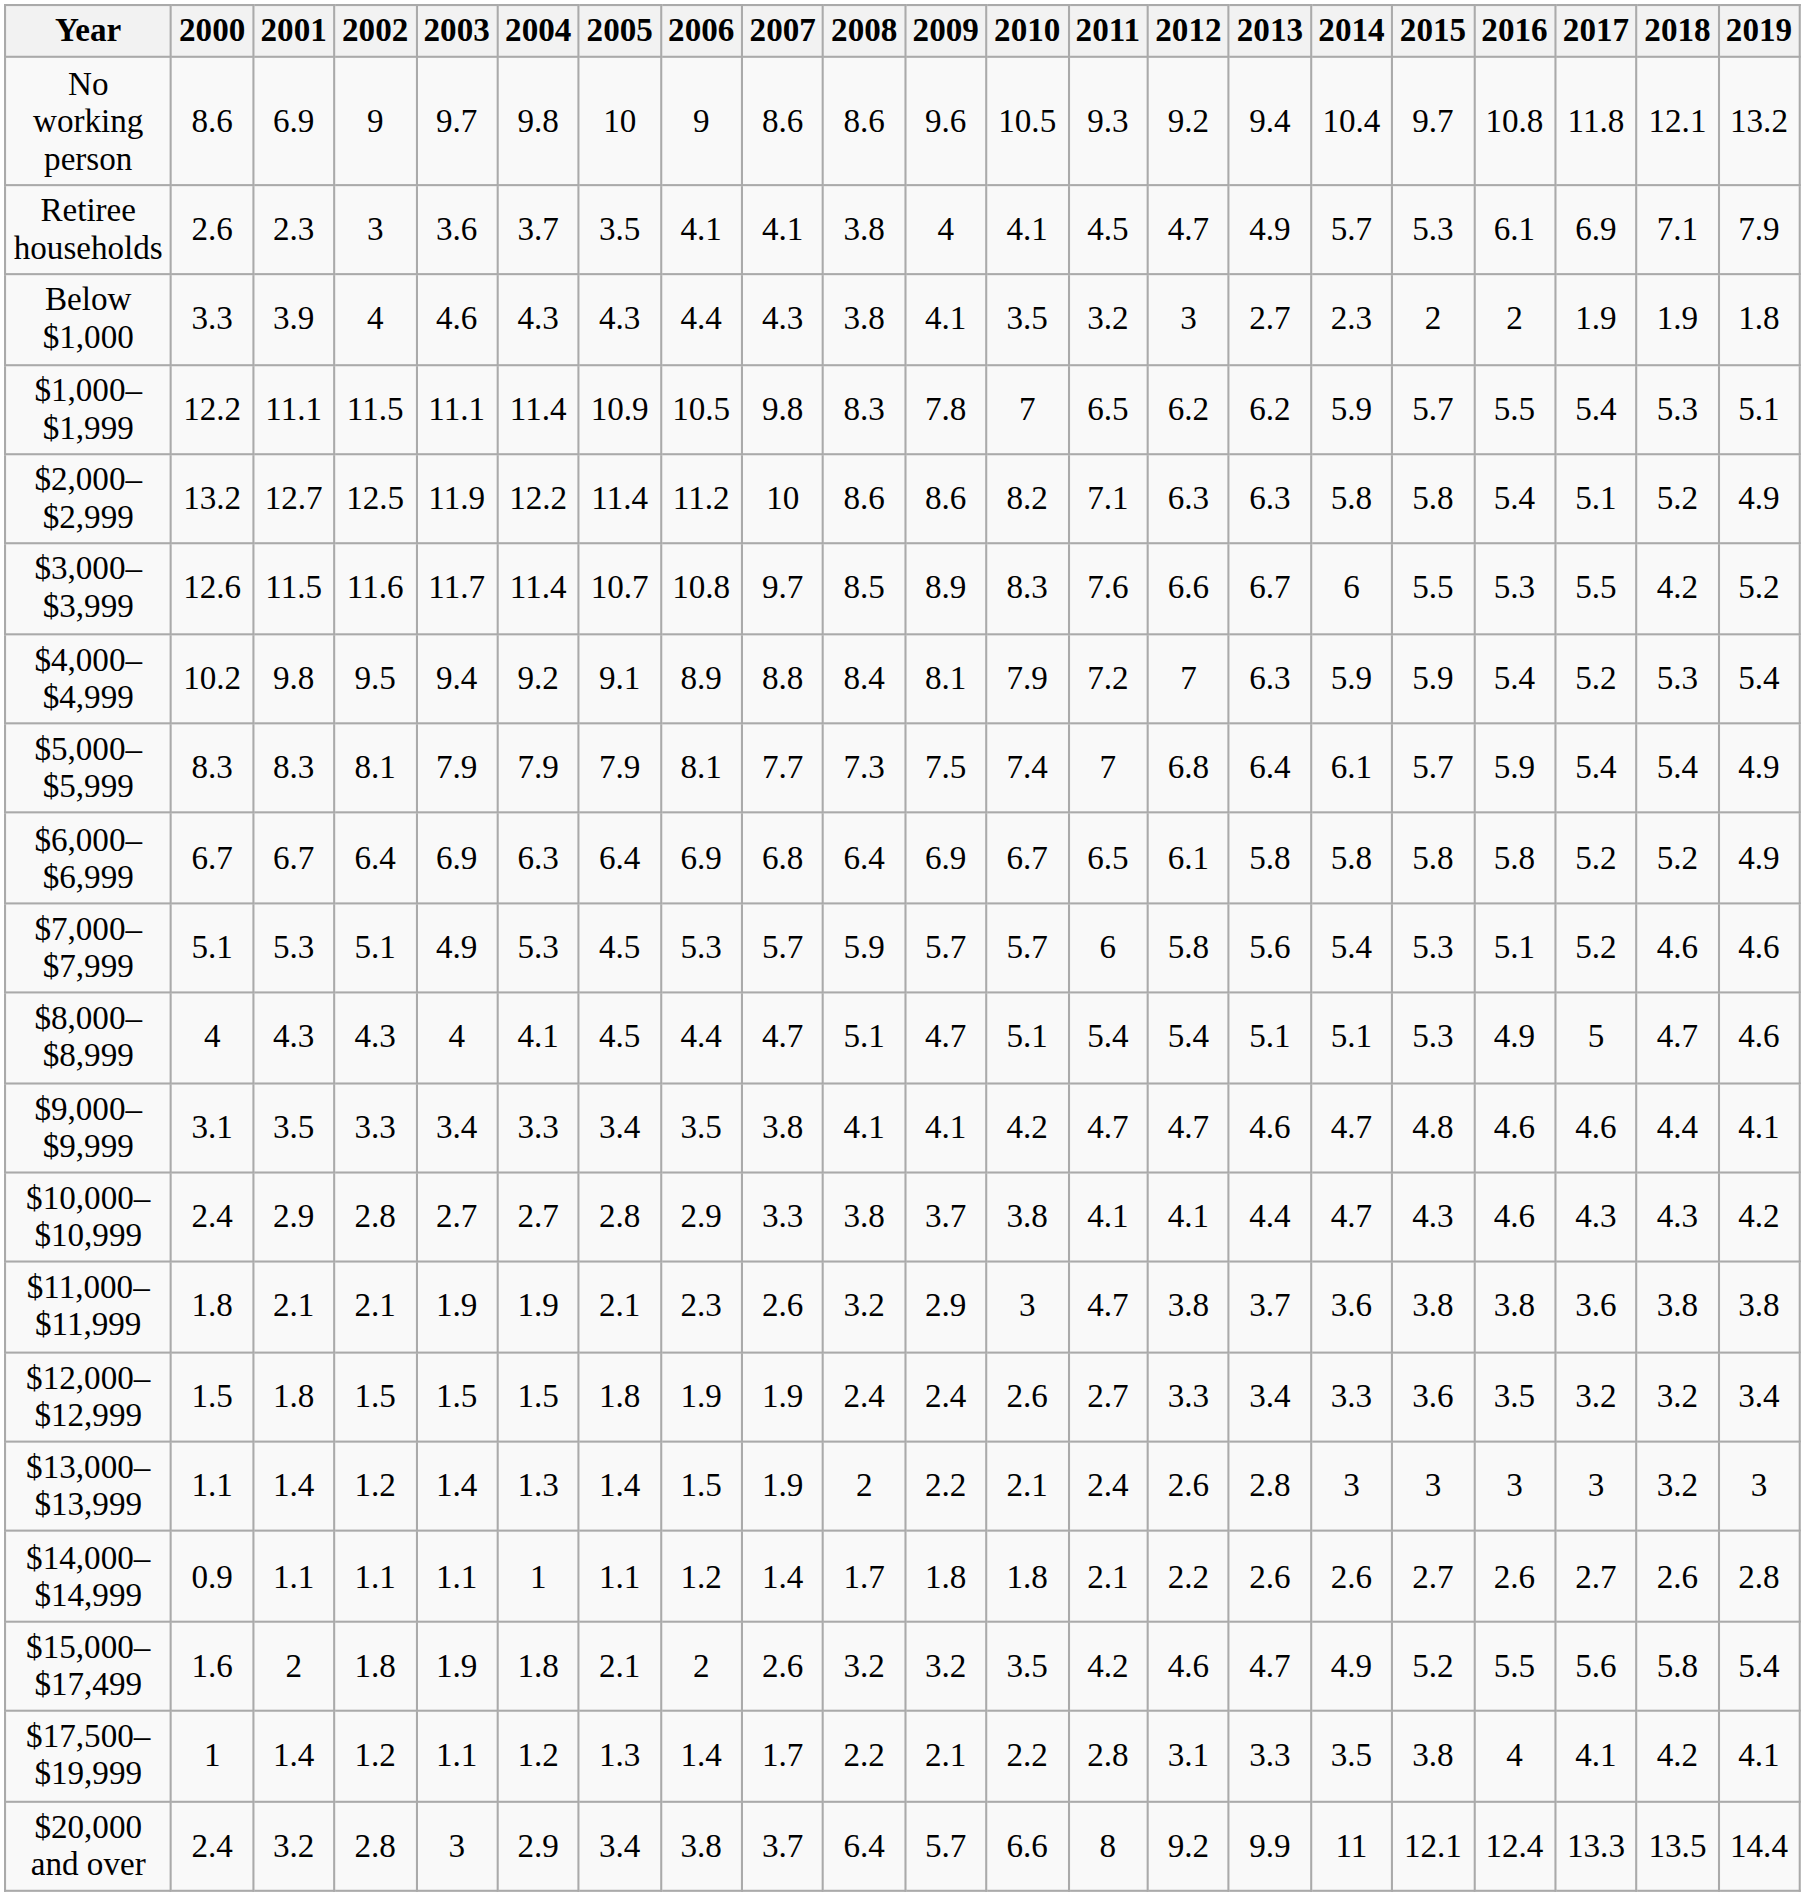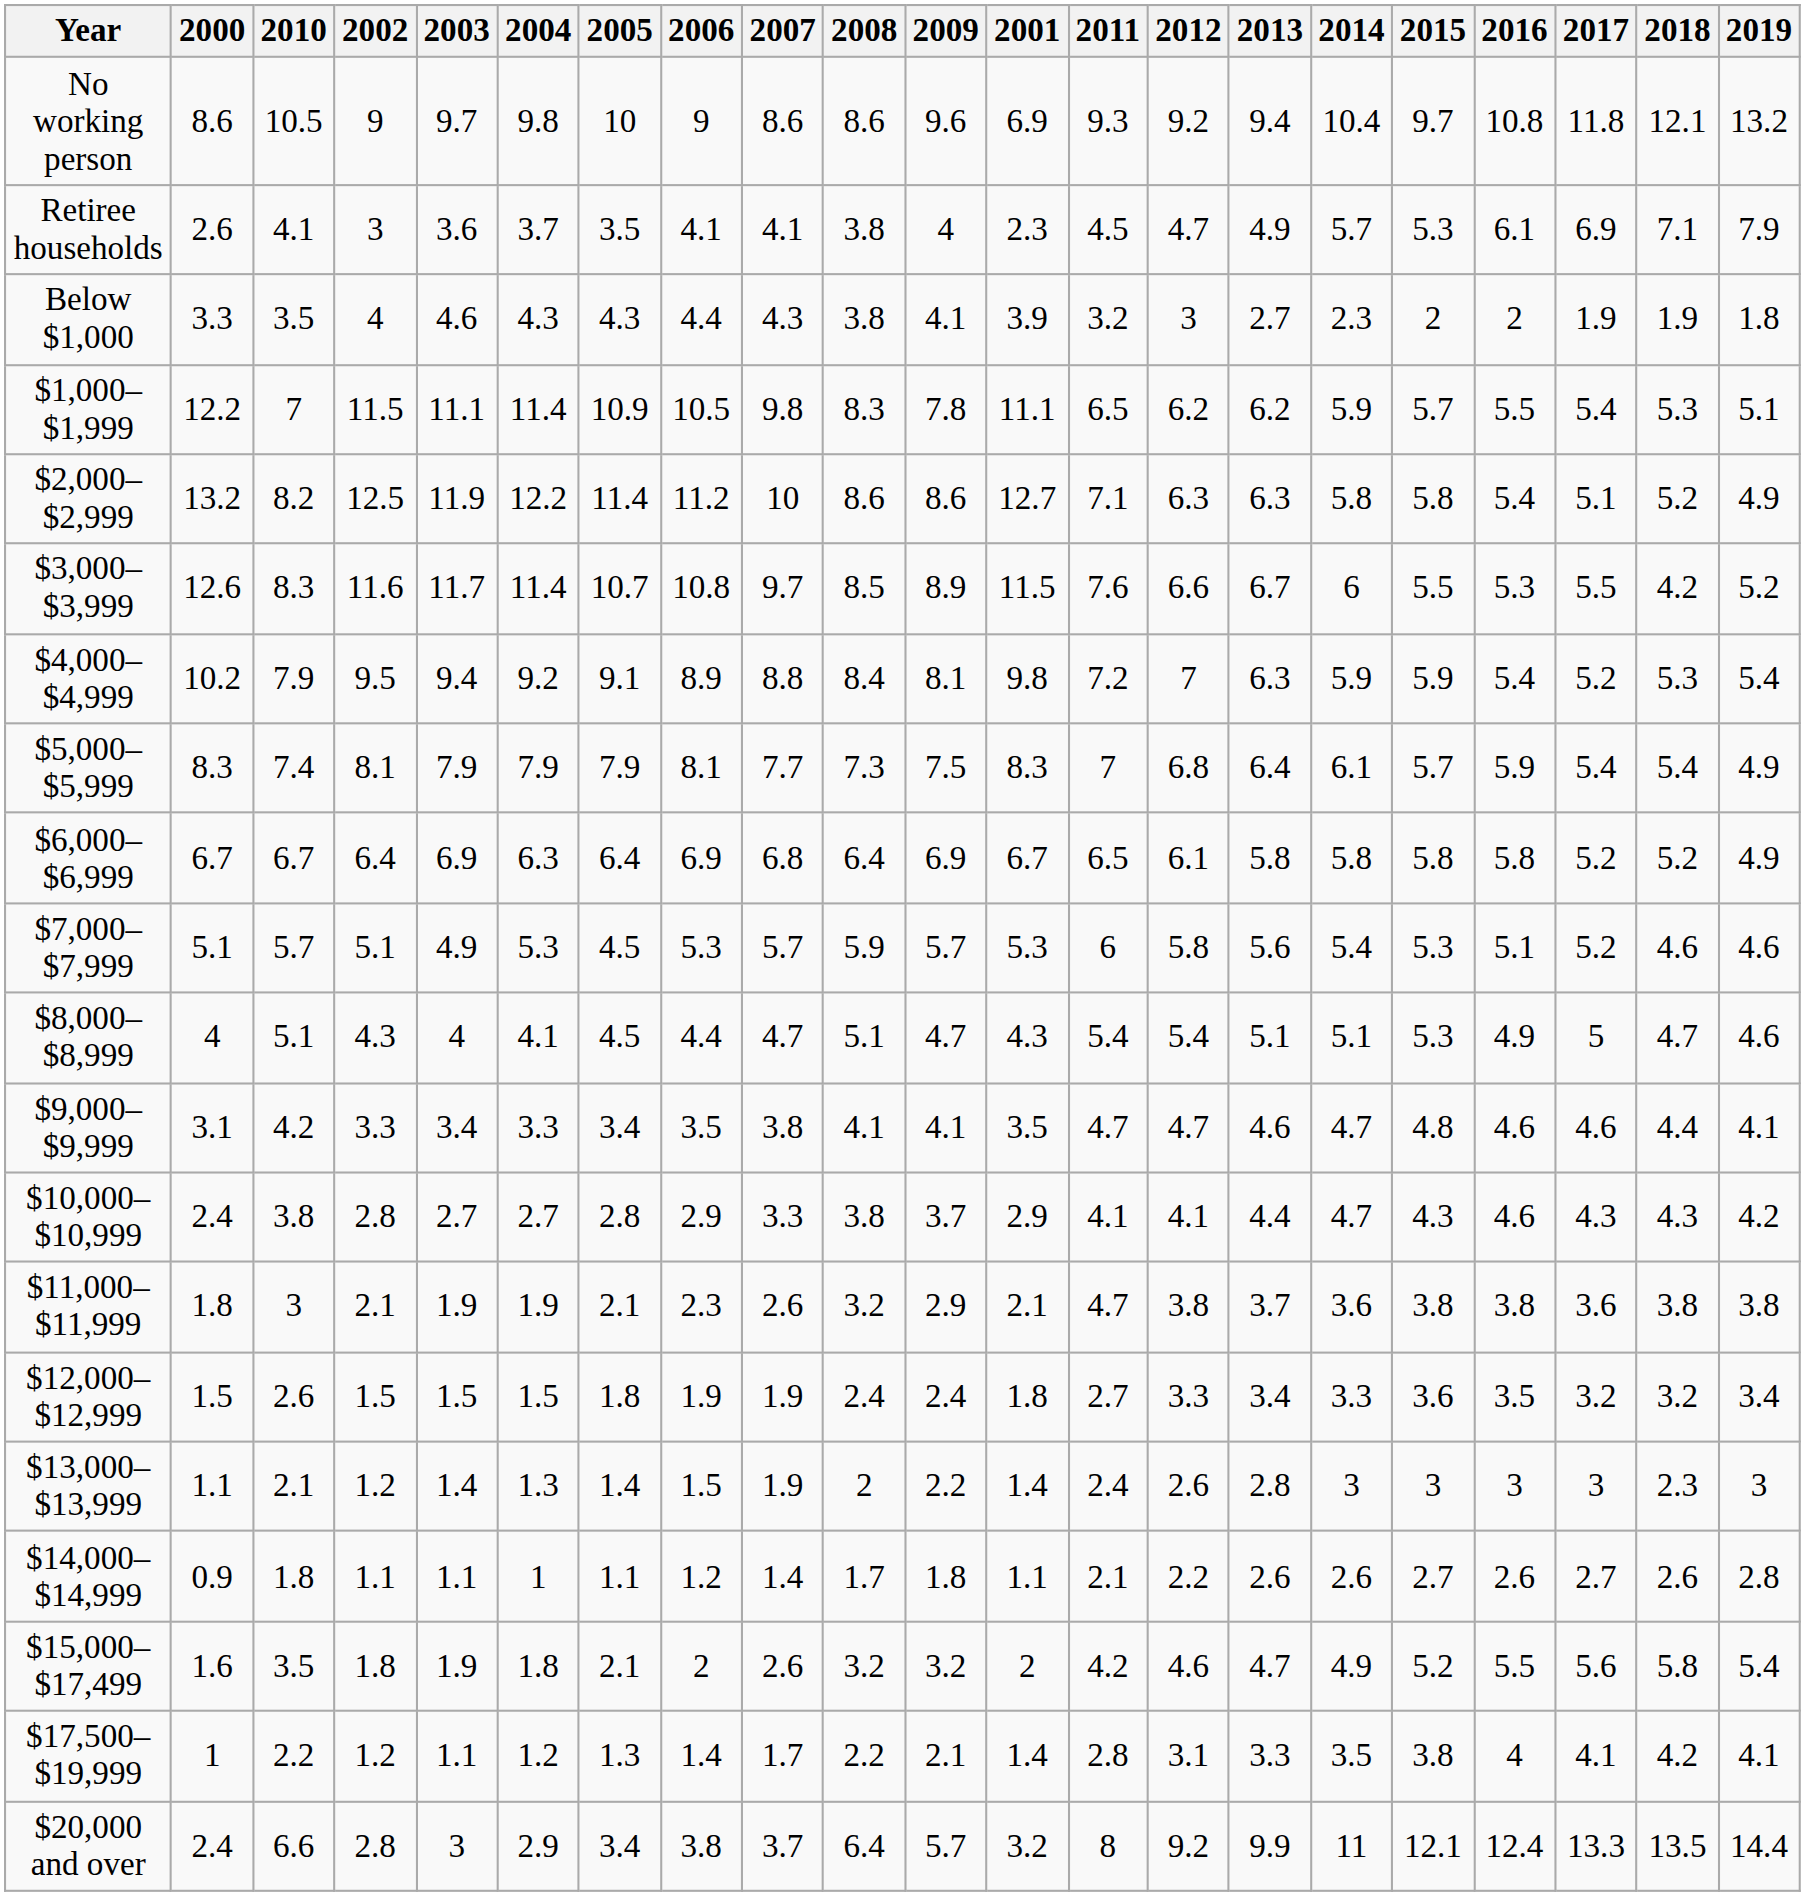columns swapped: (294, 30) <-> (1027, 30)
(1677, 1485) 3.2 -> (1677, 1485) 2.3
